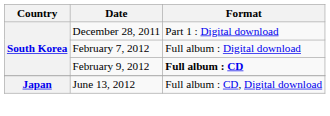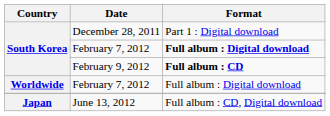(233, 48) normal -> (237, 48) bold
+ row: (37, 84)
